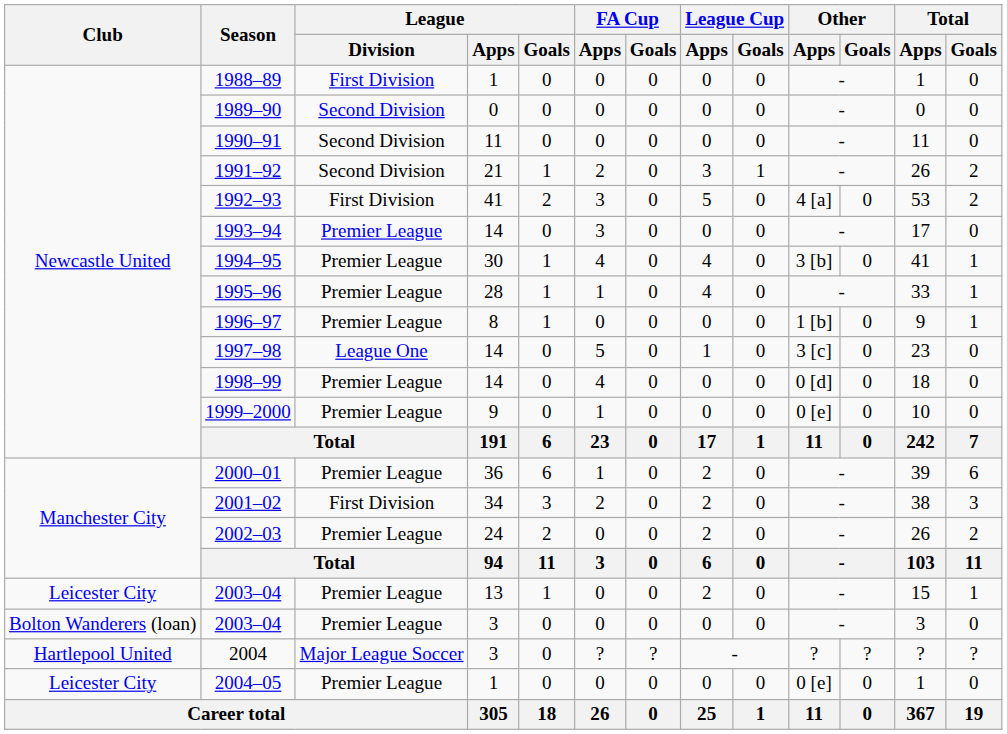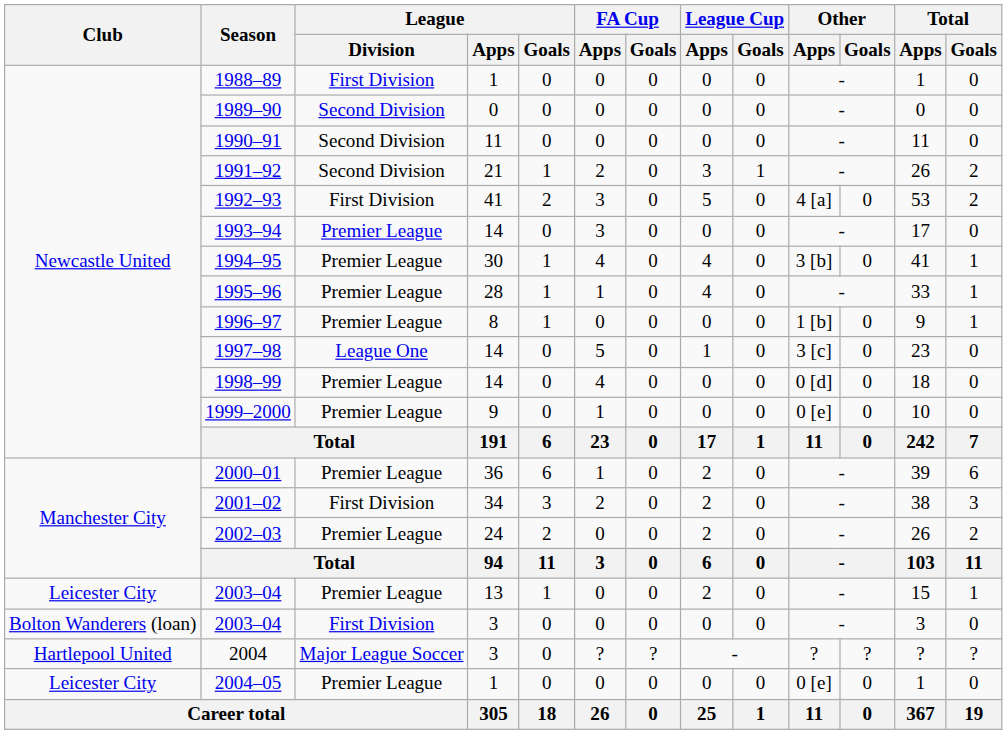(382, 623) Premier League -> (382, 623) First Division
